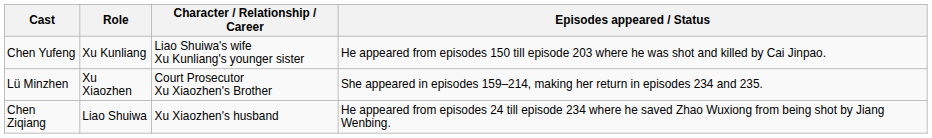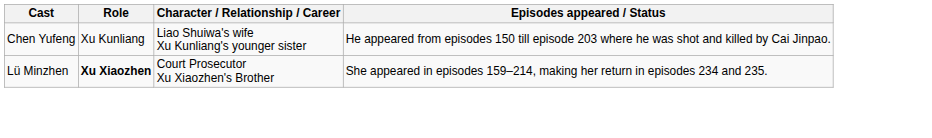(107, 84) normal -> (116, 71) bold
- row: (27, 116)
